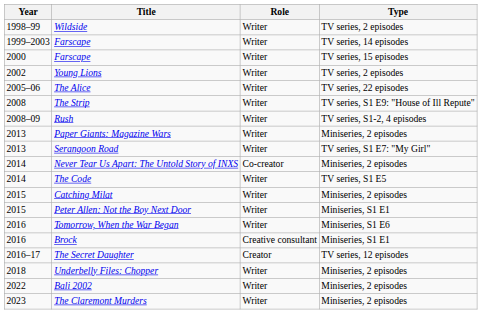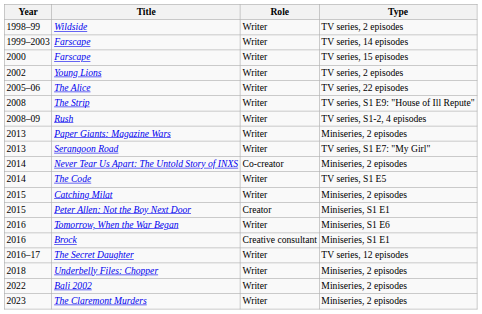(255, 210) Writer -> (257, 210) Creator
(257, 255) Creator -> (255, 255) Writer
